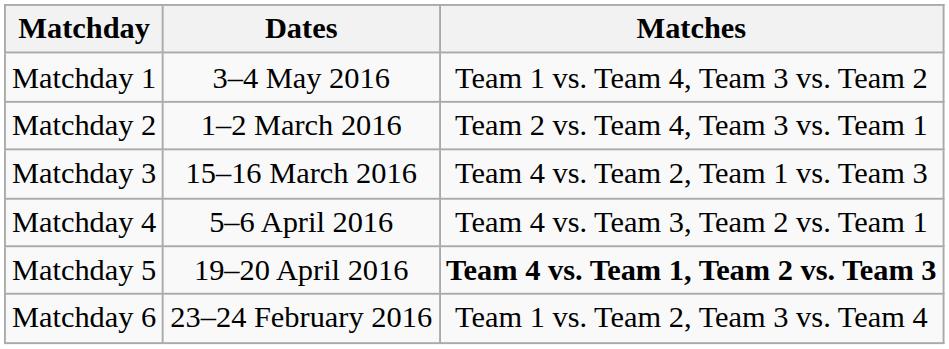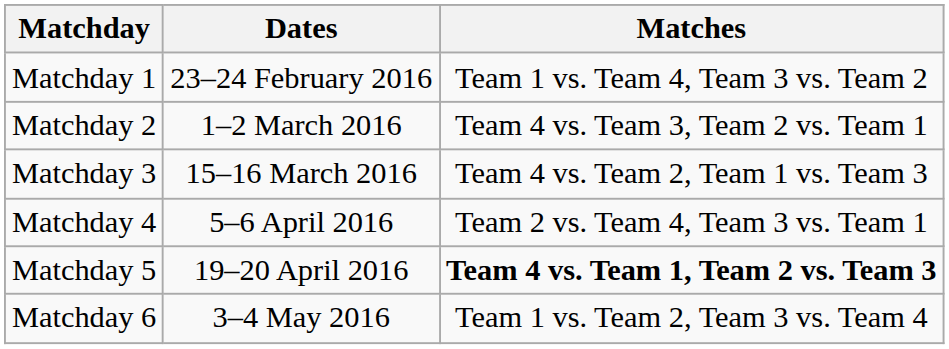(301, 76) 3–4 May 2016 -> (301, 76) 23–24 February 2016
(691, 125) Team 2 vs. Team 4, Team 3 vs. Team 1 -> (691, 125) Team 4 vs. Team 3, Team 2 vs. Team 1
(691, 221) Team 4 vs. Team 3, Team 2 vs. Team 1 -> (691, 221) Team 2 vs. Team 4, Team 3 vs. Team 1
(301, 317) 23–24 February 2016 -> (301, 317) 3–4 May 2016
